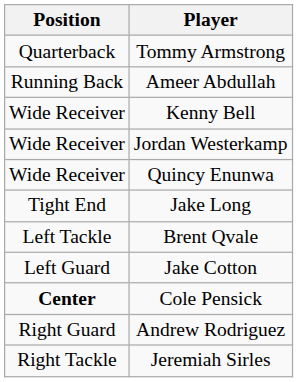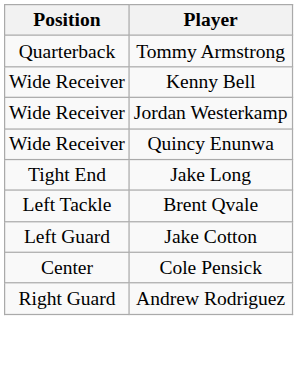- row: (211, 81)
(67, 298) bold -> (67, 267) normal
- row: (211, 360)
